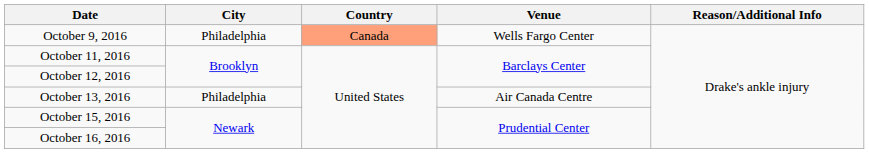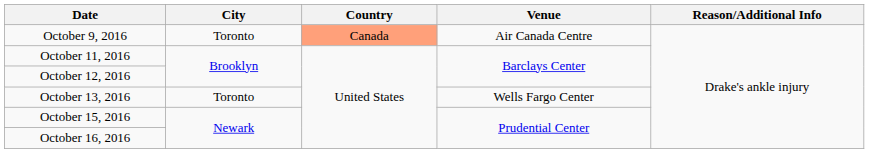(234, 35) Philadelphia -> (234, 35) Toronto
(544, 35) Wells Fargo Center -> (544, 35) Air Canada Centre
(234, 96) Philadelphia -> (234, 96) Toronto
(544, 96) Air Canada Centre -> (544, 96) Wells Fargo Center
